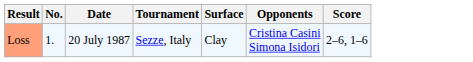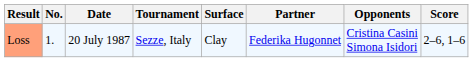+ column: (295, 13)
